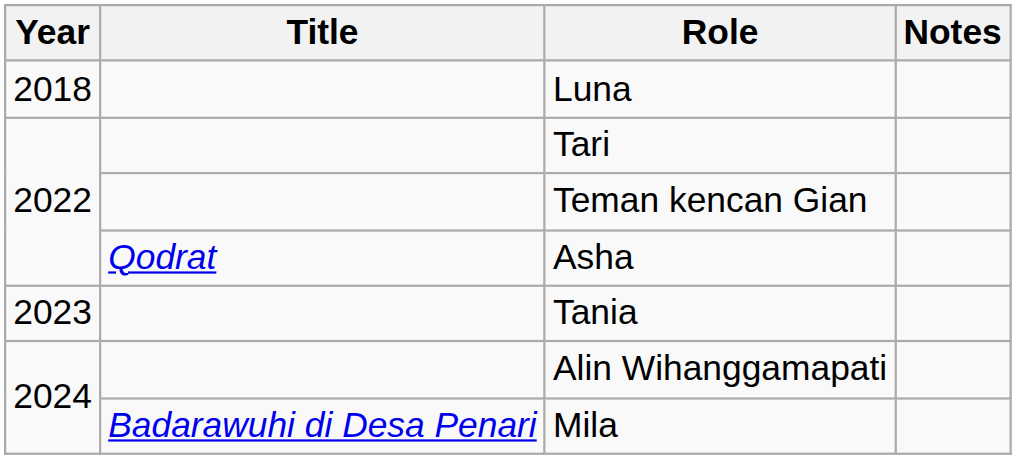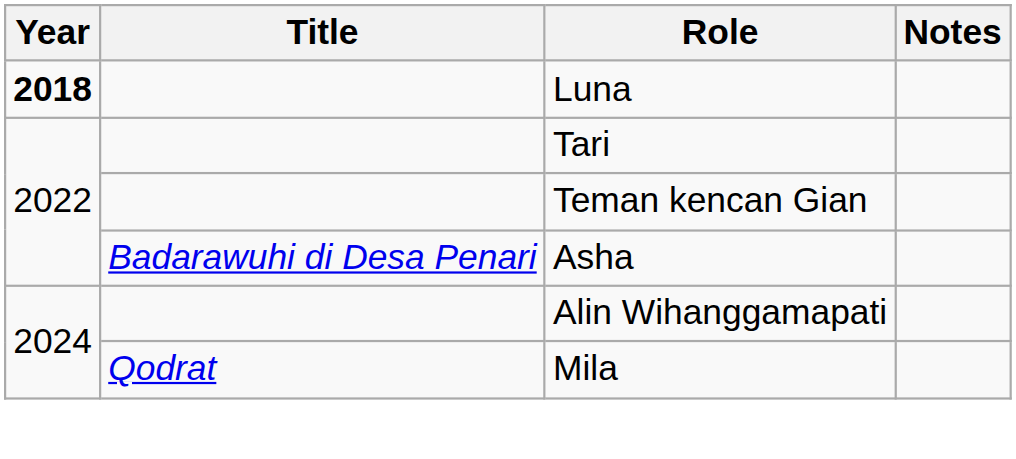(53, 88) normal -> (53, 88) bold
(162, 256) Qodrat -> (322, 256) Badarawuhi di Desa Penari
- row: (595, 312)
(322, 425) Badarawuhi di Desa Penari -> (162, 369) Qodrat
